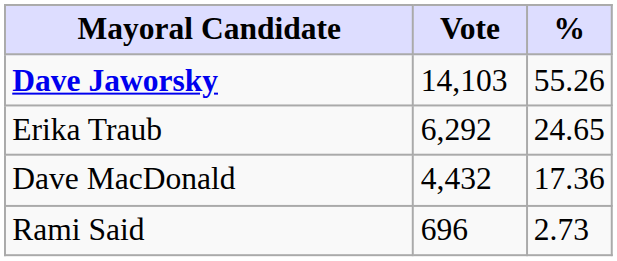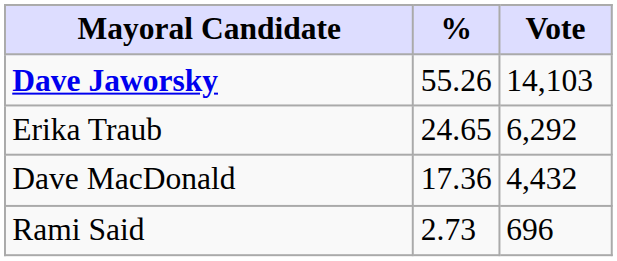columns swapped: (470, 29) <-> (569, 29)
